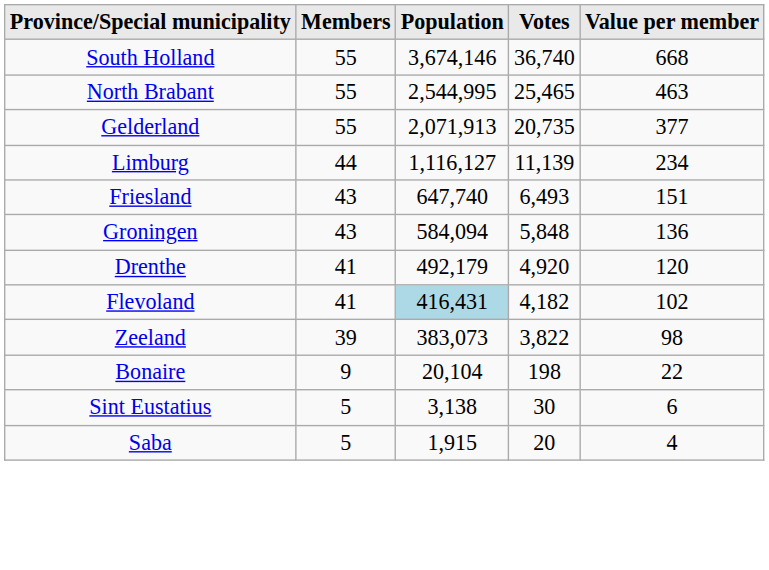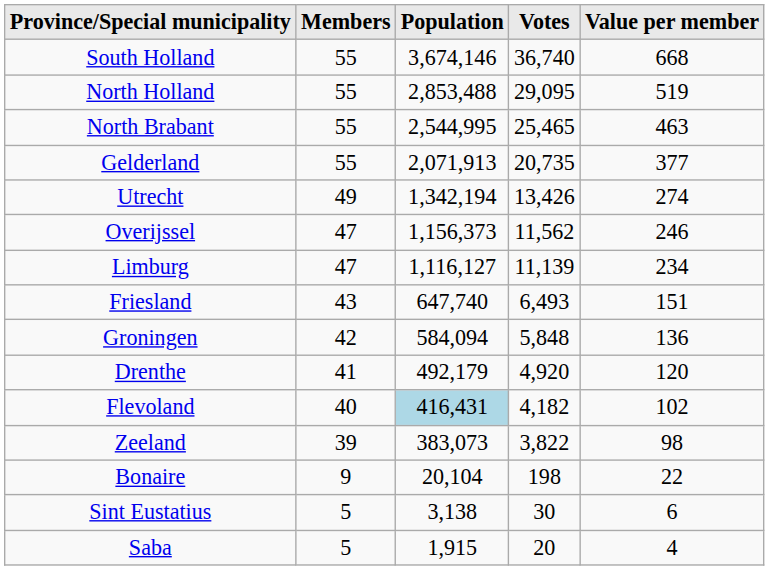+ row: (150, 92)
+ row: (150, 197)
+ row: (150, 232)
(346, 162) 44 -> (346, 267) 47
(346, 232) 43 -> (346, 337) 42
(346, 302) 41 -> (346, 407) 40
